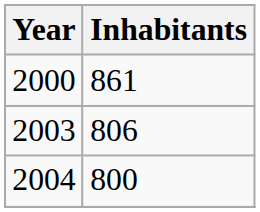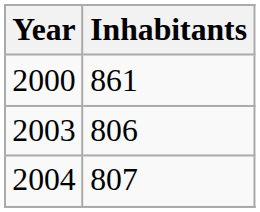(114, 180) 800 -> (114, 180) 807
